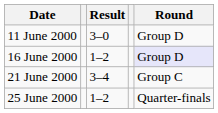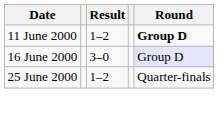(99, 35) 3–0 -> (99, 35) 1–2
(160, 35) normal -> (162, 35) bold
(99, 56) 1–2 -> (99, 56) 3–0
- row: (42, 77)
